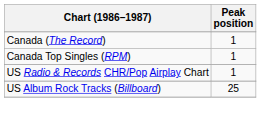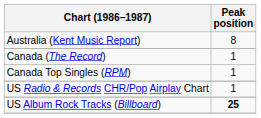+ row: (74, 40)
(233, 89) normal -> (233, 105) bold
